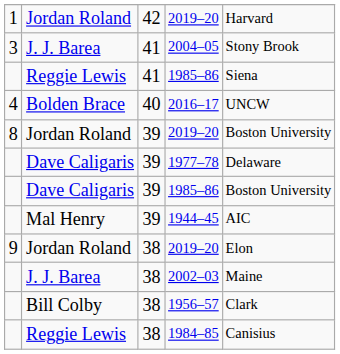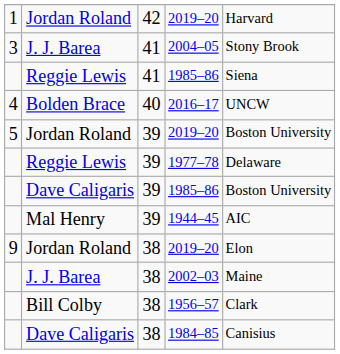(13, 133) 8 -> (13, 133) 5
(80, 162) Dave Caligaris -> (76, 162) Reggie Lewis
(76, 334) Reggie Lewis -> (80, 334) Dave Caligaris
